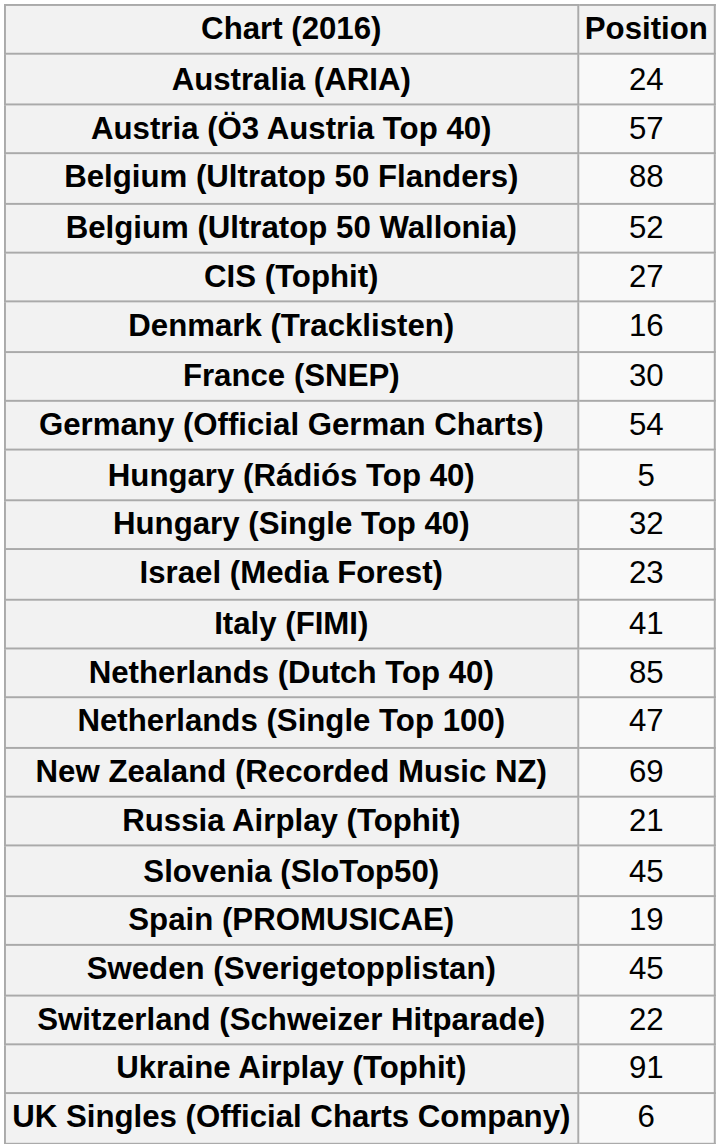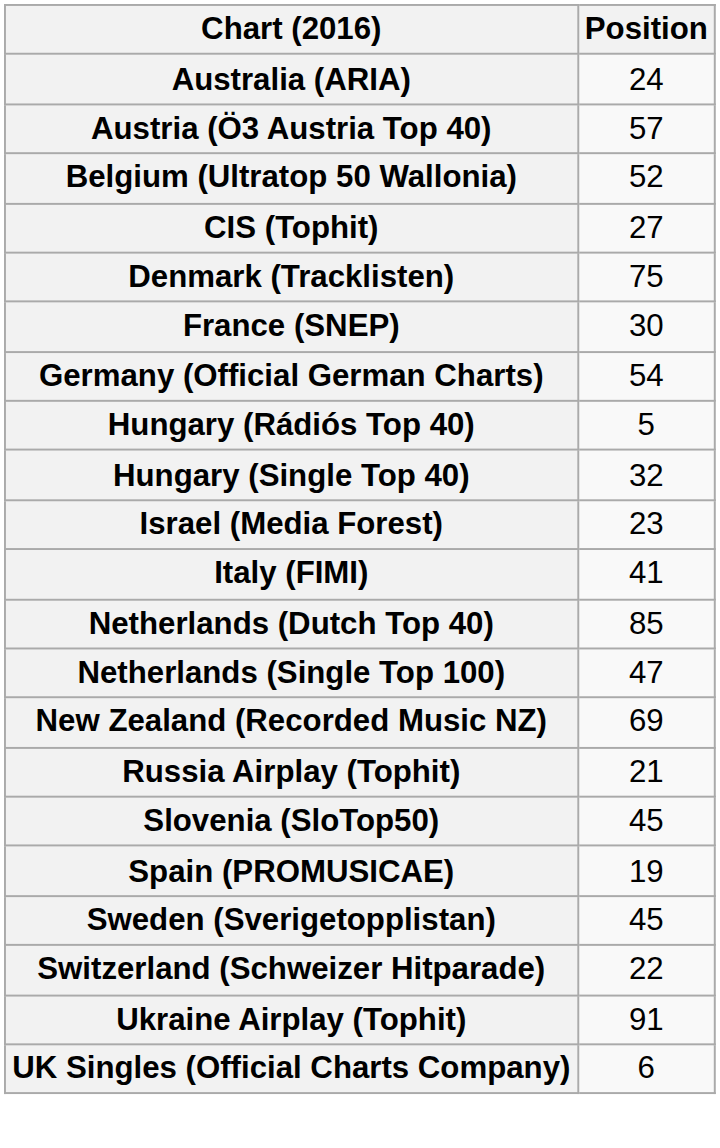- row: (291, 177)
(646, 326) 16 -> (646, 276) 75
